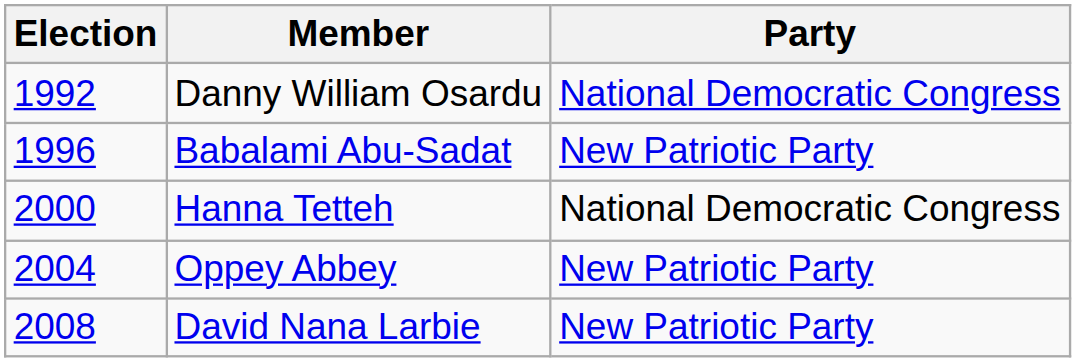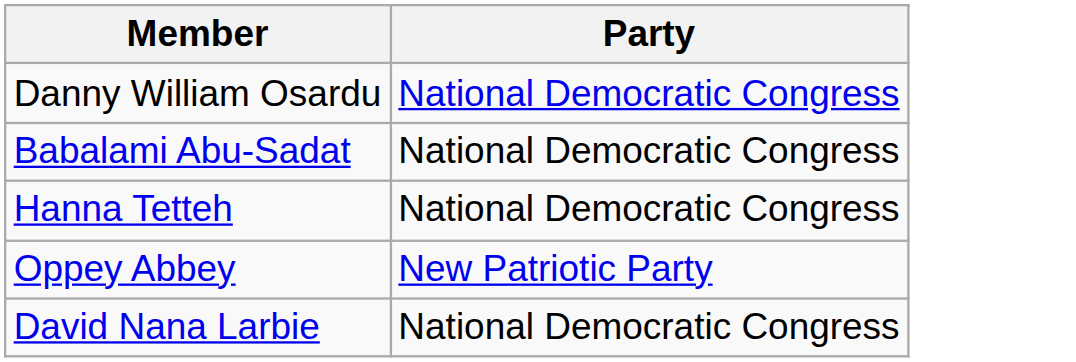- column: (86, 33)
(716, 151) New Patriotic Party -> (649, 151) National Democratic Congress
(716, 326) New Patriotic Party -> (649, 326) National Democratic Congress
